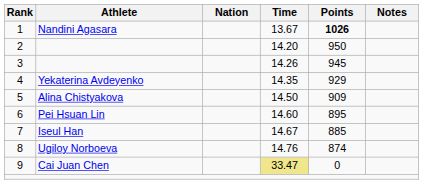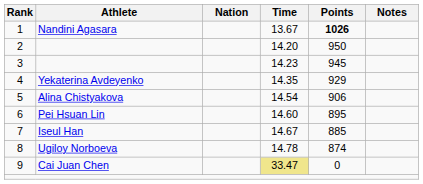(285, 64) 14.26 -> (285, 64) 14.23
(285, 98) 14.50 -> (285, 98) 14.54
(337, 98) 909 -> (337, 98) 906
(285, 149) 14.76 -> (285, 149) 14.78
